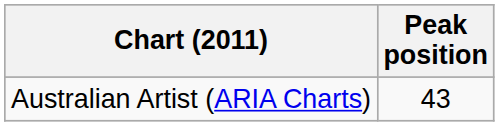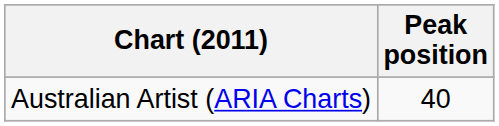(436, 98) 43 -> (436, 98) 40
